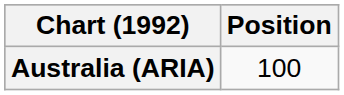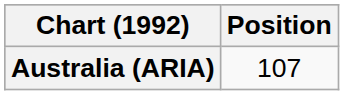(279, 67) 100 -> (279, 67) 107
